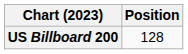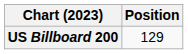(152, 37) 128 -> (152, 37) 129
